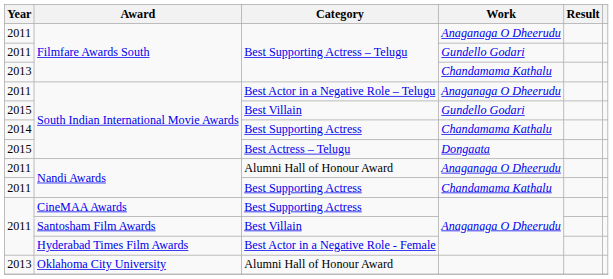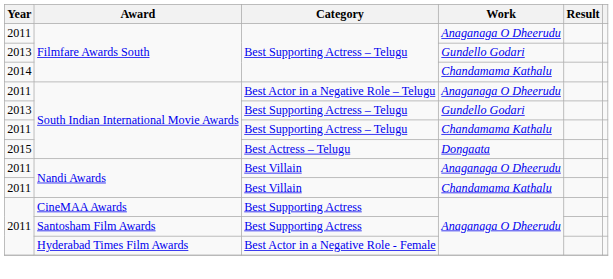(19, 52) 2011 -> (19, 52) 2013
(19, 71) 2013 -> (19, 71) 2014
(19, 110) 2015 -> (19, 110) 2013
(273, 110) Best Villain -> (326, 110) Best Supporting Actress – Telugu
(19, 129) 2014 -> (19, 129) 2011
(303, 129) Best Supporting Actress -> (326, 129) Best Supporting Actress – Telugu
(319, 168) Alumni Hall of Honour Award -> (273, 168) Best Villain
(303, 187) Best Supporting Actress -> (273, 187) Best Villain
(273, 226) Best Villain -> (303, 226) Best Supporting Actress
- row: (102, 264)
